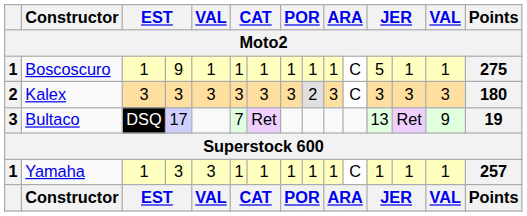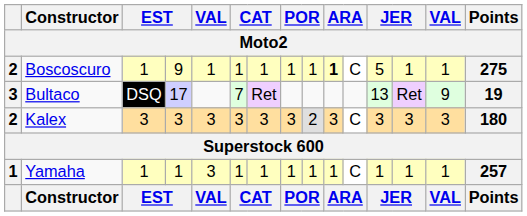(13, 69) 1 -> (13, 69) 2
(334, 69) normal -> (334, 69) bold
rows swapped: (46, 94) <-> (52, 120)
(179, 171) 3 -> (179, 171) 1
